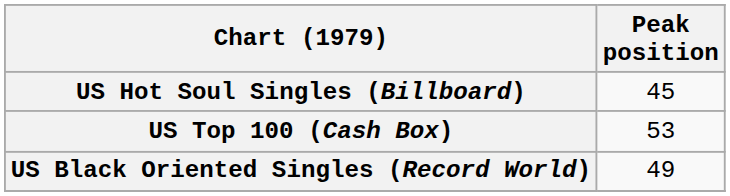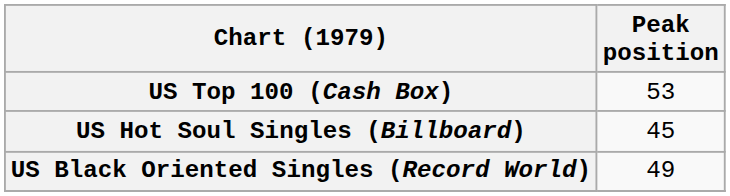rows swapped: (301, 92) <-> (301, 131)
